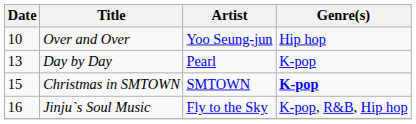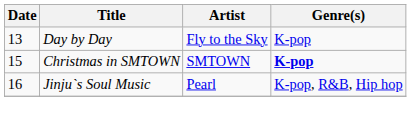- row: (86, 38)
(201, 61) Pearl -> (227, 38) Fly to the Sky
(227, 107) Fly to the Sky -> (201, 84) Pearl
